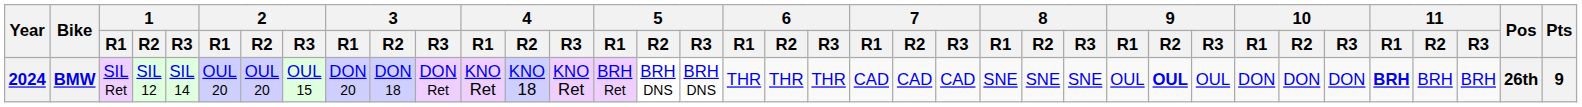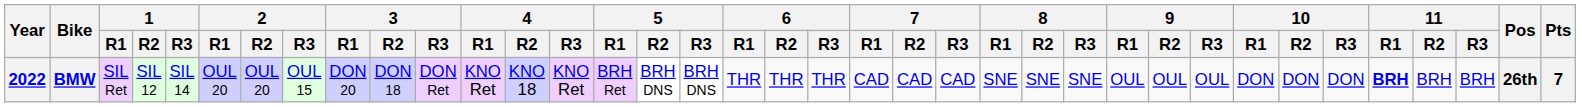(27, 79) 2024 -> (27, 79) 2022
(1170, 79) bold -> (1170, 79) normal
(1559, 79) 9 -> (1558, 79) 7
